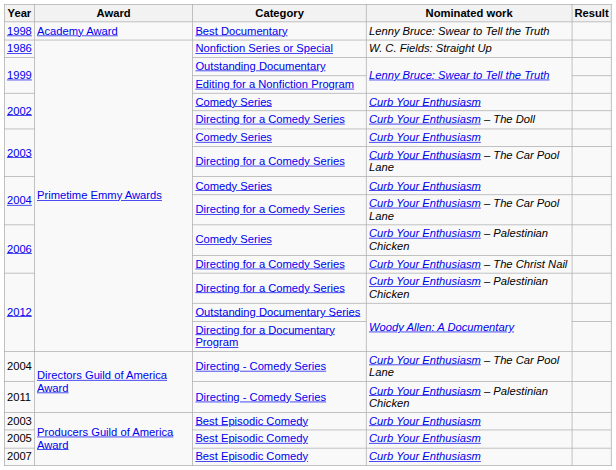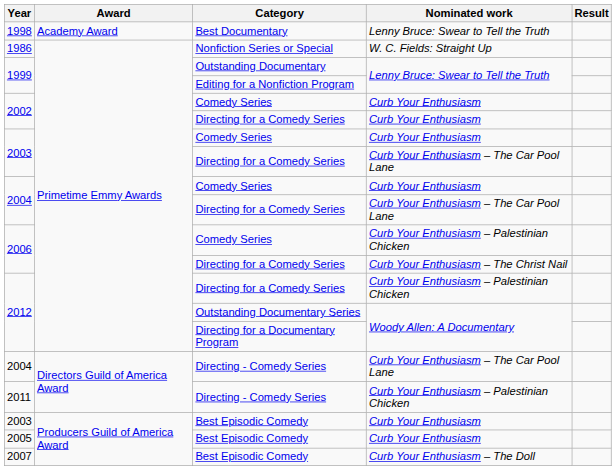(452, 119) Curb Your Enthusiasm – The Doll -> (425, 119) Curb Your Enthusiasm
(425, 456) Curb Your Enthusiasm -> (452, 456) Curb Your Enthusiasm – The Doll
